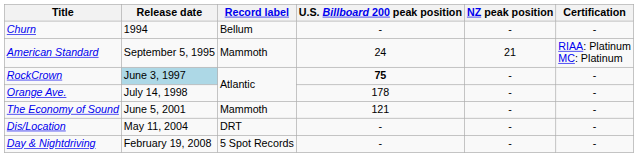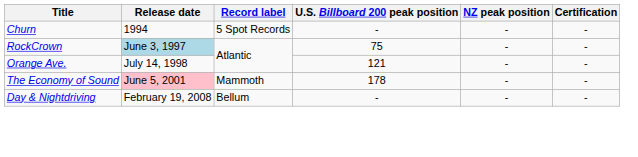(236, 30) Bellum -> (253, 30) 5 Spot Records
- row: (53, 53)
(380, 76) bold -> (377, 47) normal
(380, 93) 178 -> (377, 64) 121
(155, 110) no background -> (155, 81) pink background
(380, 110) 121 -> (377, 81) 178
- row: (36, 127)
(257, 144) 5 Spot Records -> (233, 98) Bellum
